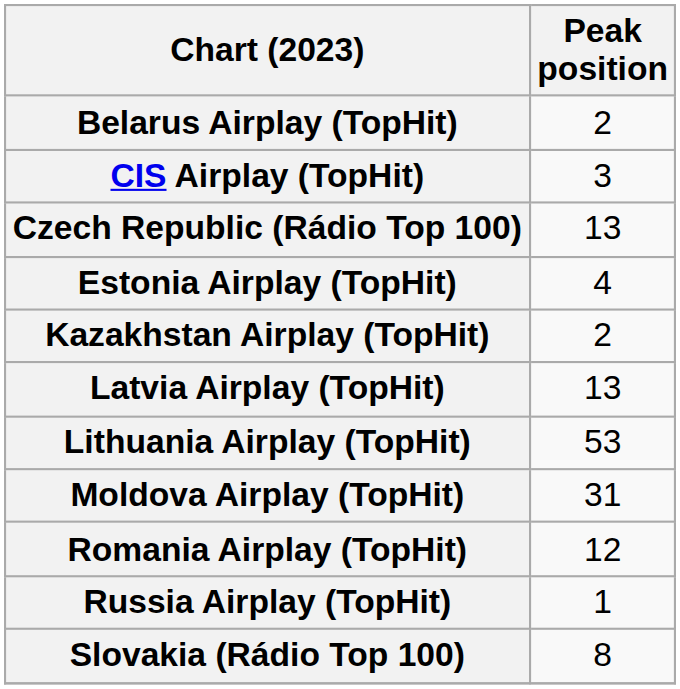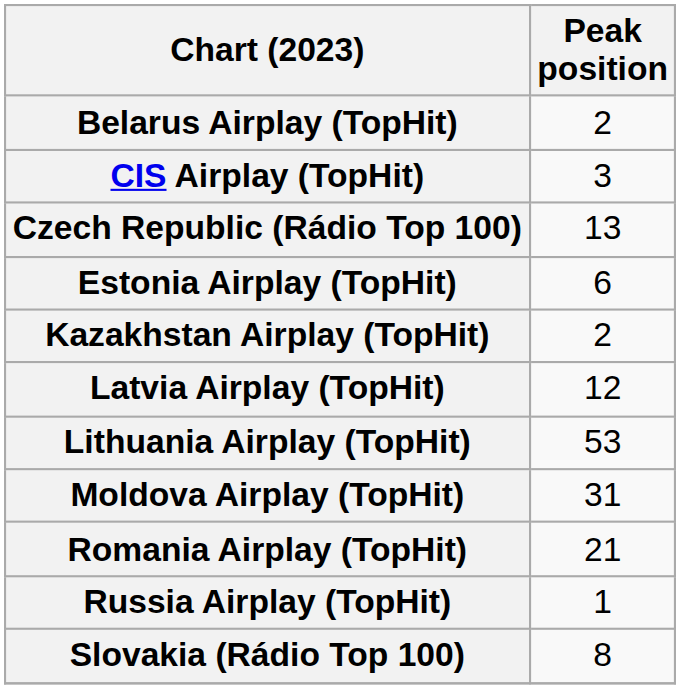(603, 282) 4 -> (603, 282) 6
(603, 388) 13 -> (603, 388) 12
(603, 548) 12 -> (603, 548) 21
